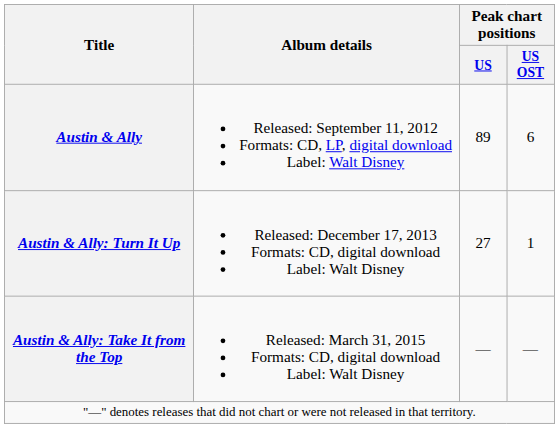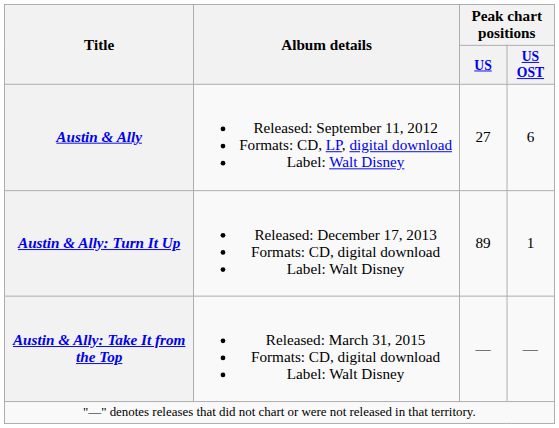(483, 137) 89 -> (483, 137) 27
(483, 243) 27 -> (483, 243) 89
